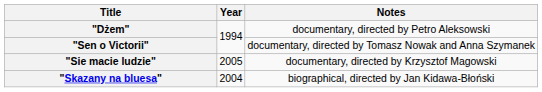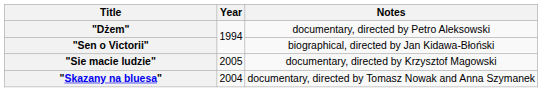(391, 45) documentary, directed by Tomasz Nowak and Anna Szymanek -> (391, 45) biographical, directed by Jan Kidawa-Błoński
(391, 78) biographical, directed by Jan Kidawa-Błoński -> (391, 78) documentary, directed by Tomasz Nowak and Anna Szymanek
